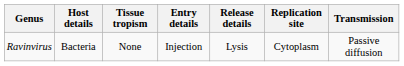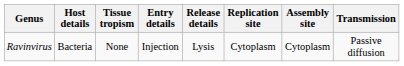+ column: (308, 18)
